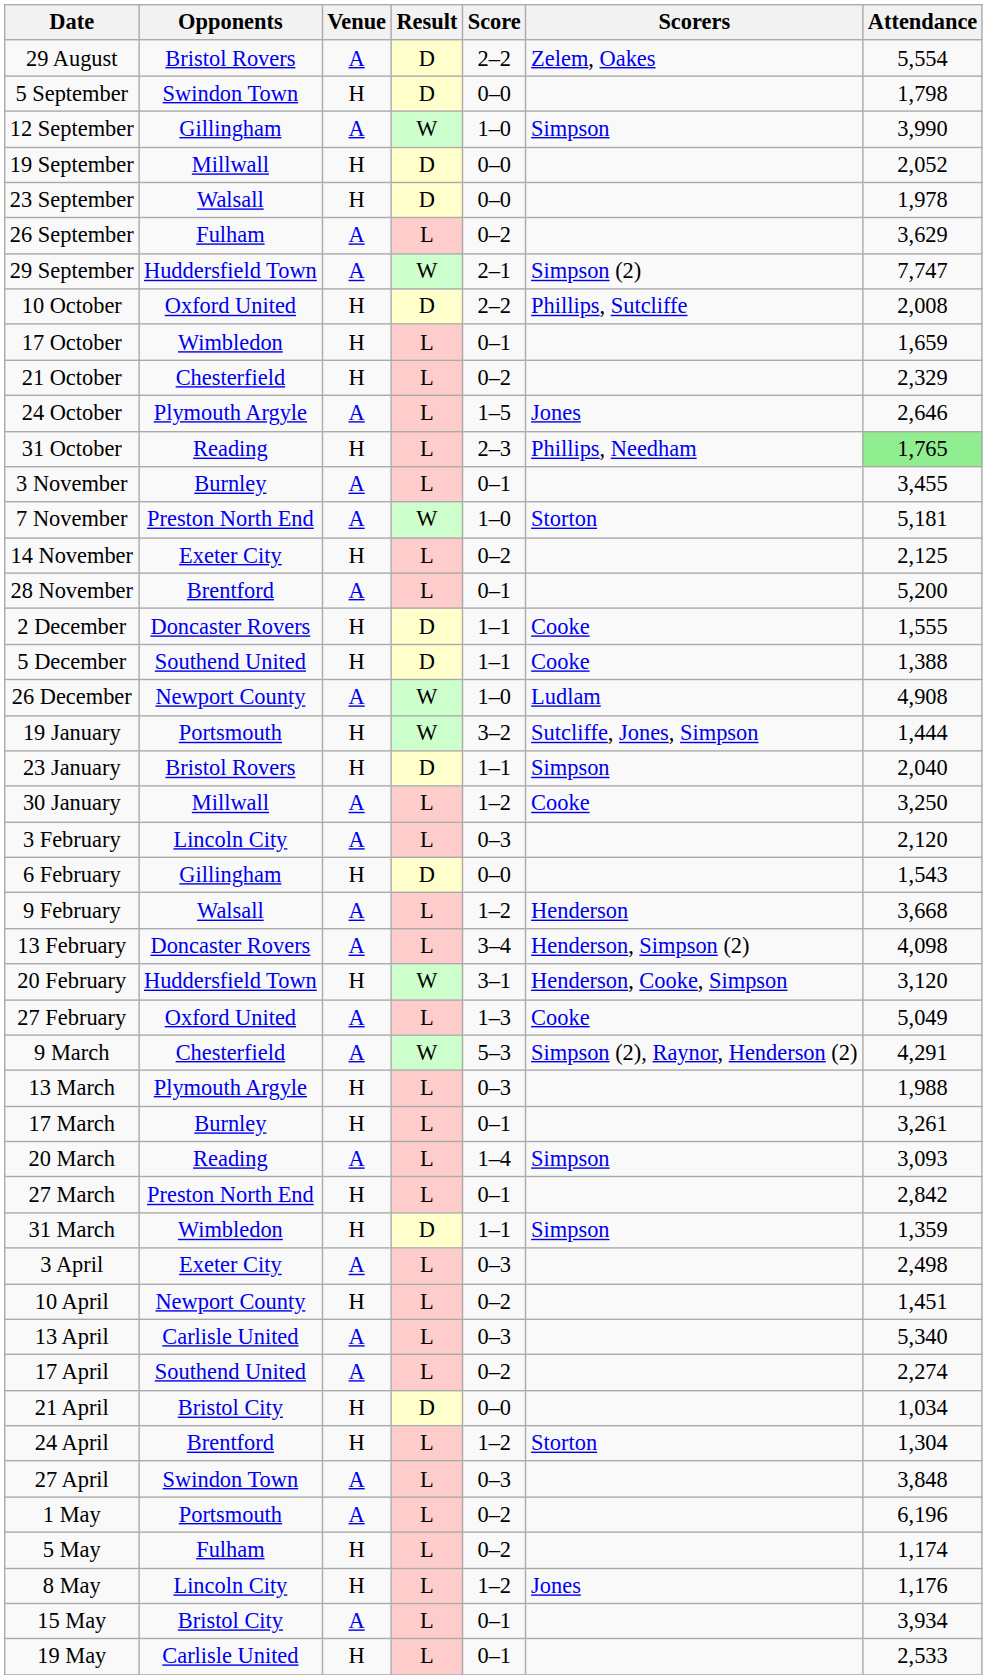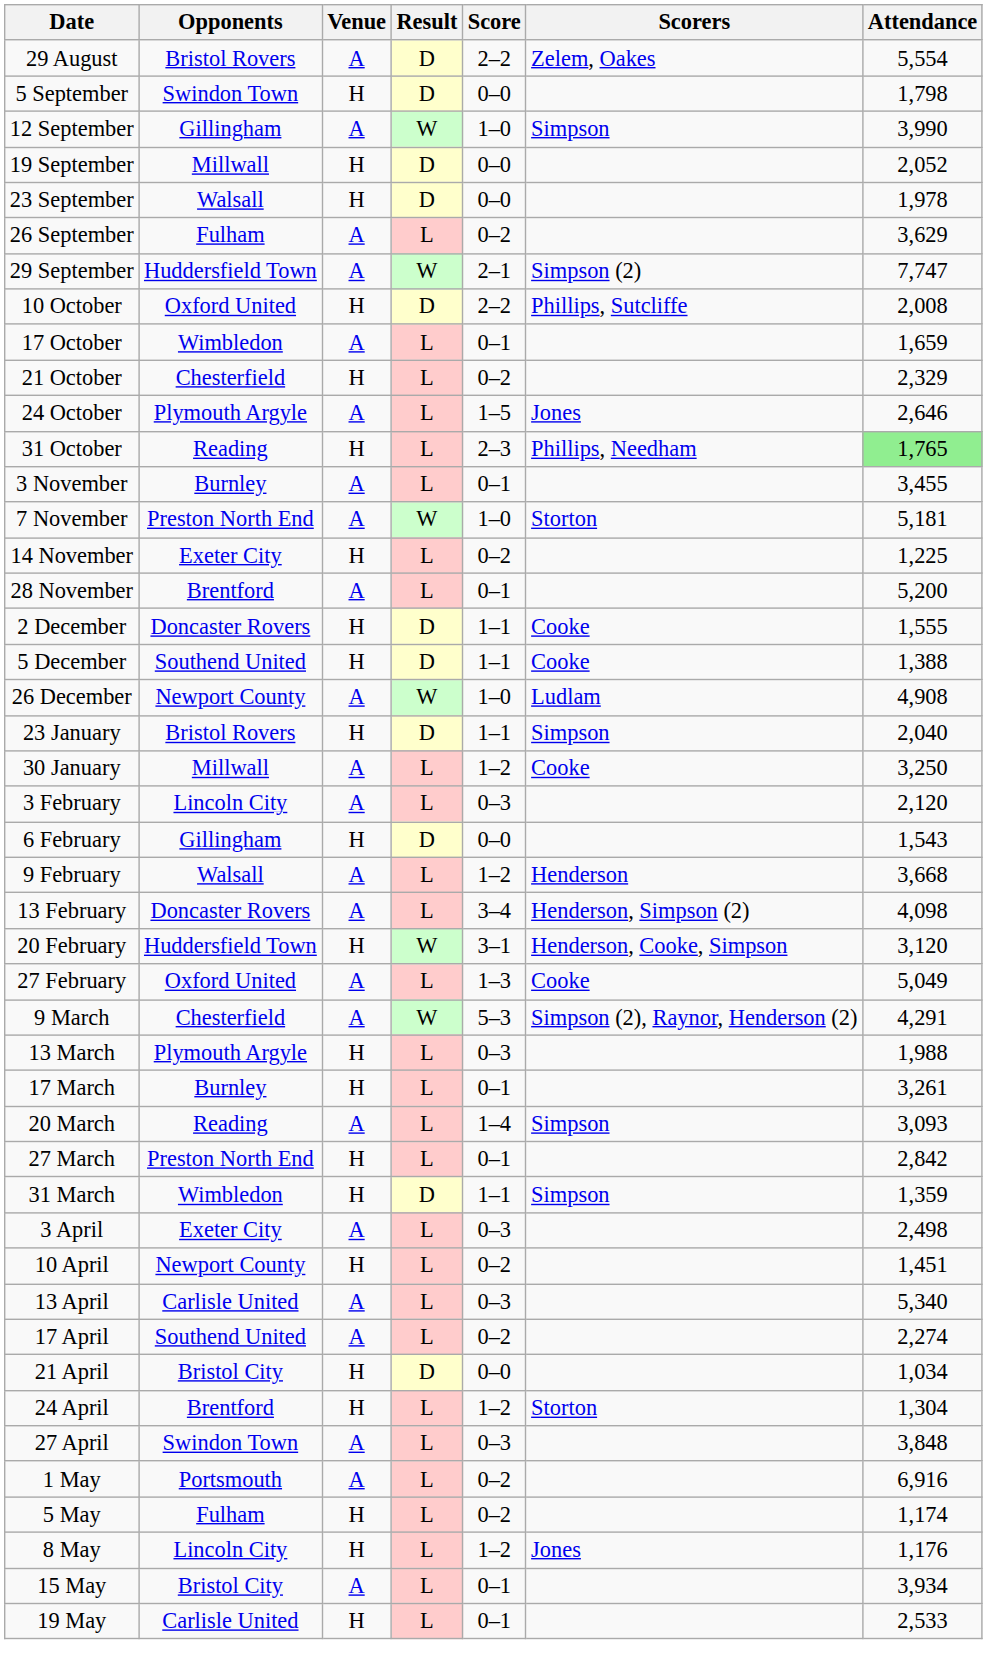(357, 341) H -> (357, 341) A
(923, 555) 2,125 -> (923, 555) 1,225
- row: (72, 732)
(923, 1514) 6,196 -> (923, 1478) 6,916
